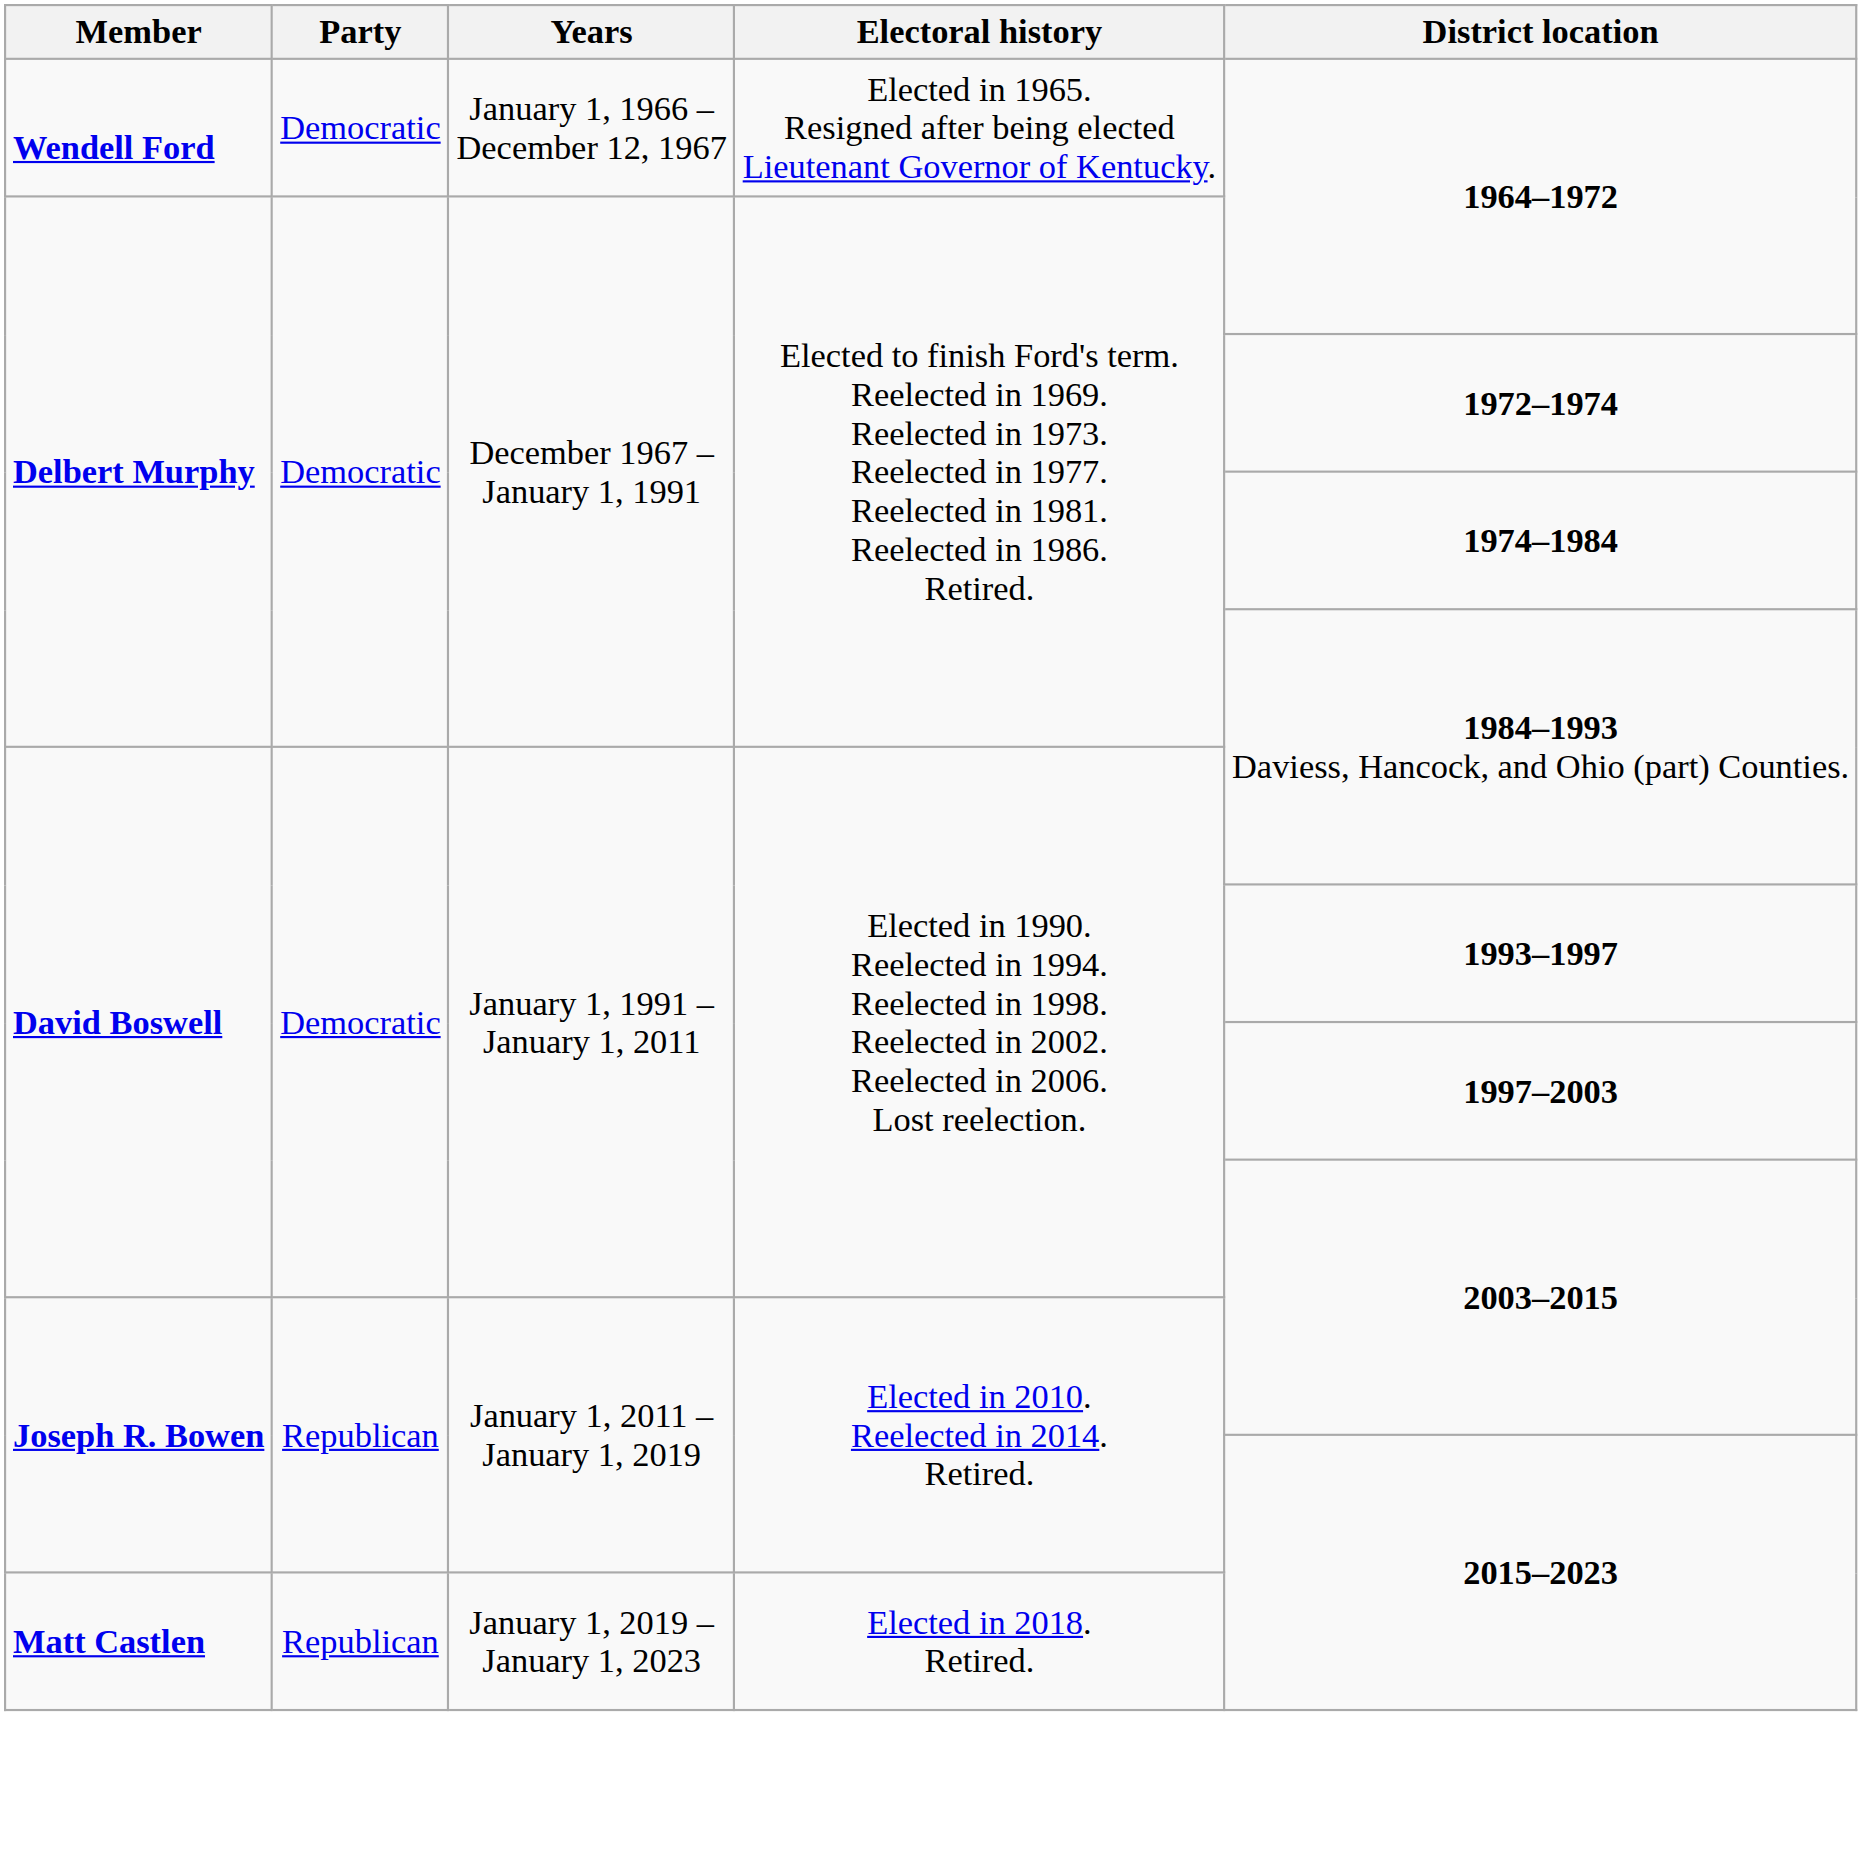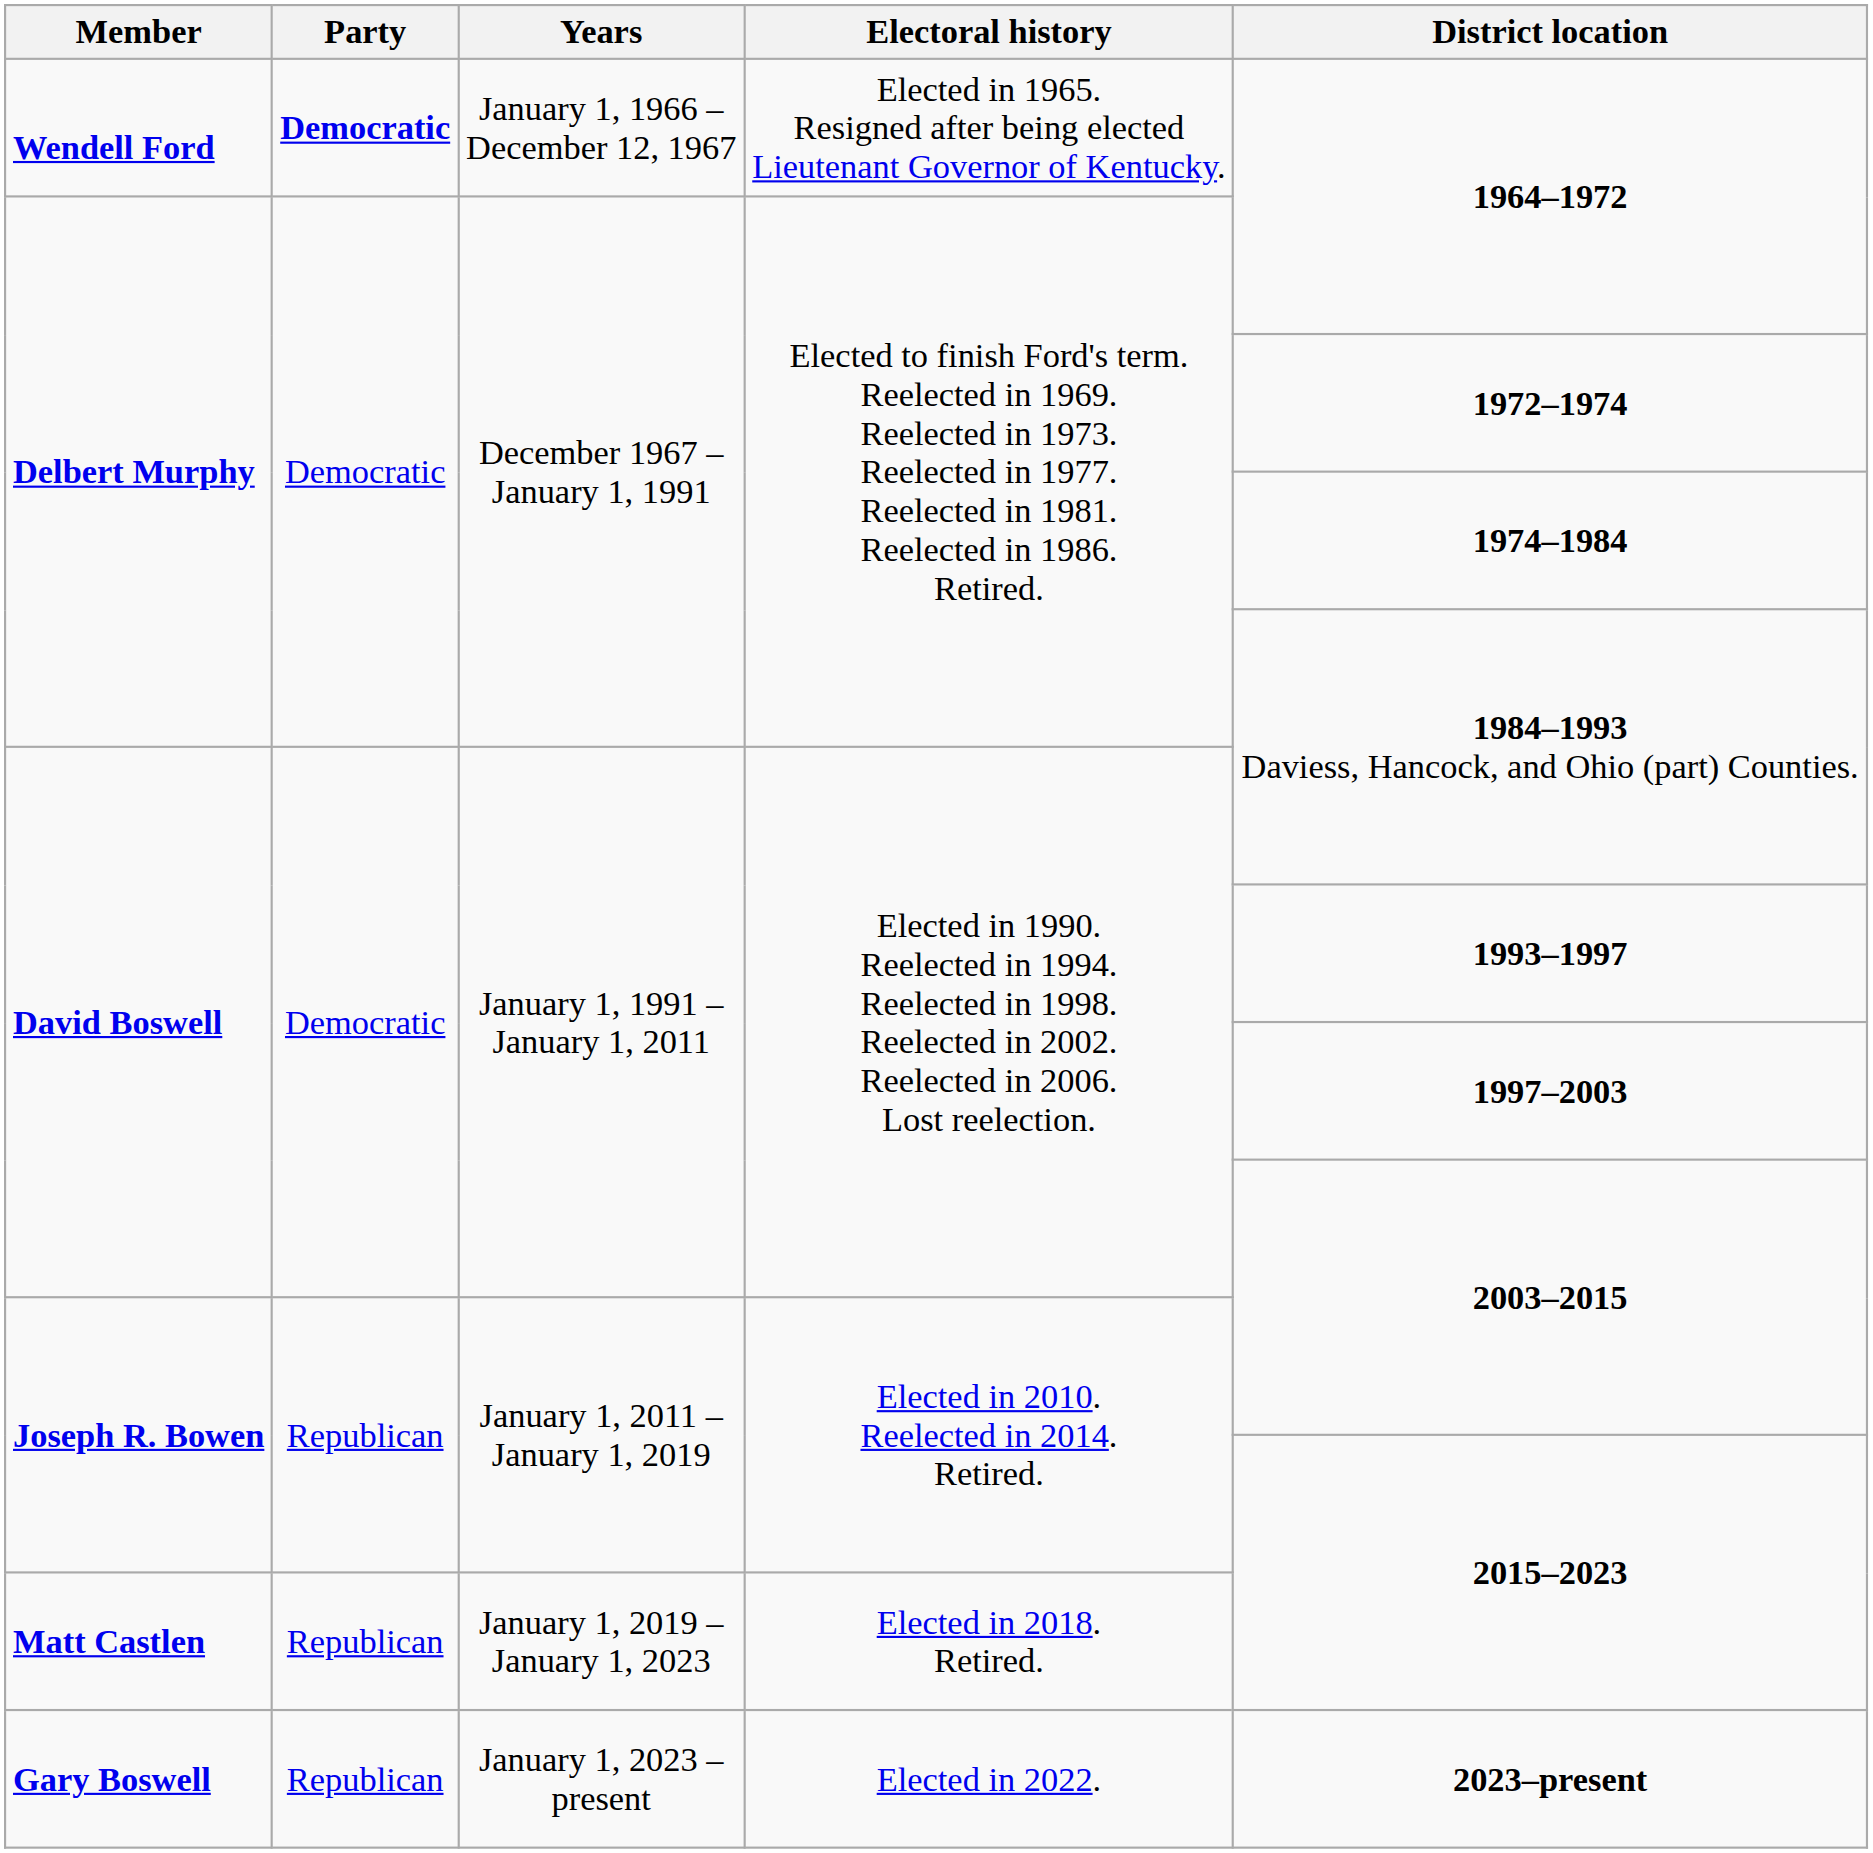(360, 127) normal -> (365, 127) bold
+ row: (112, 1779)
